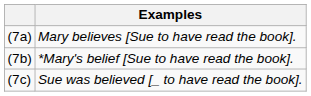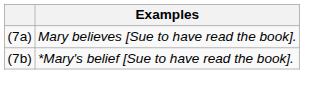- row: (170, 79)
